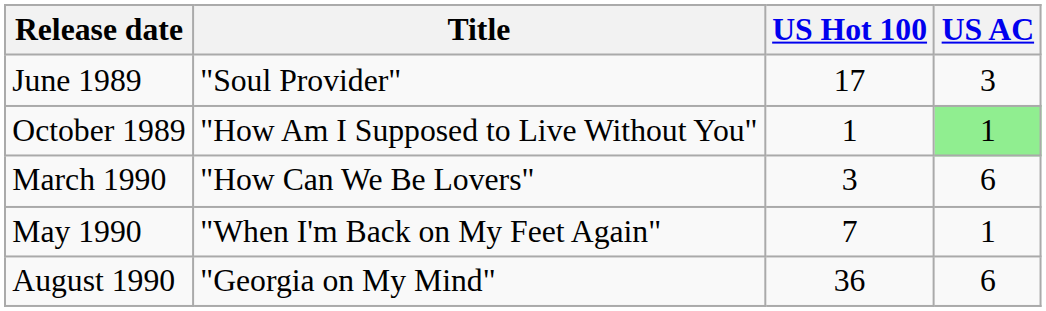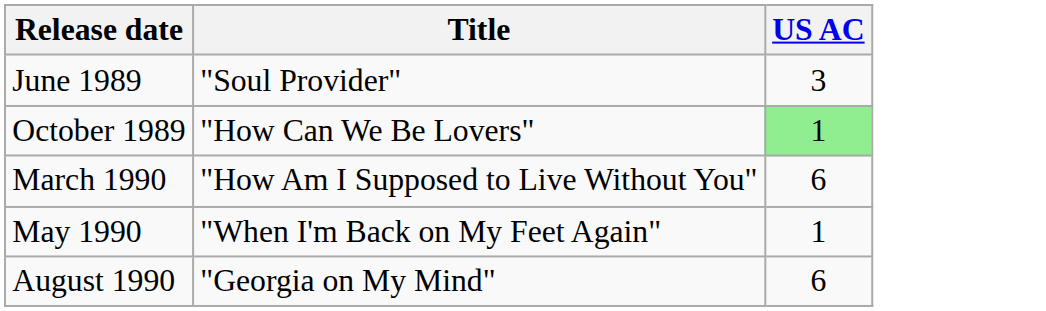- column: (850, 29)
(479, 130) "How Am I Supposed to Live Without You" -> (367, 130) "How Can We Be Lovers"
(367, 180) "How Can We Be Lovers" -> (479, 180) "How Am I Supposed to Live Without You"
